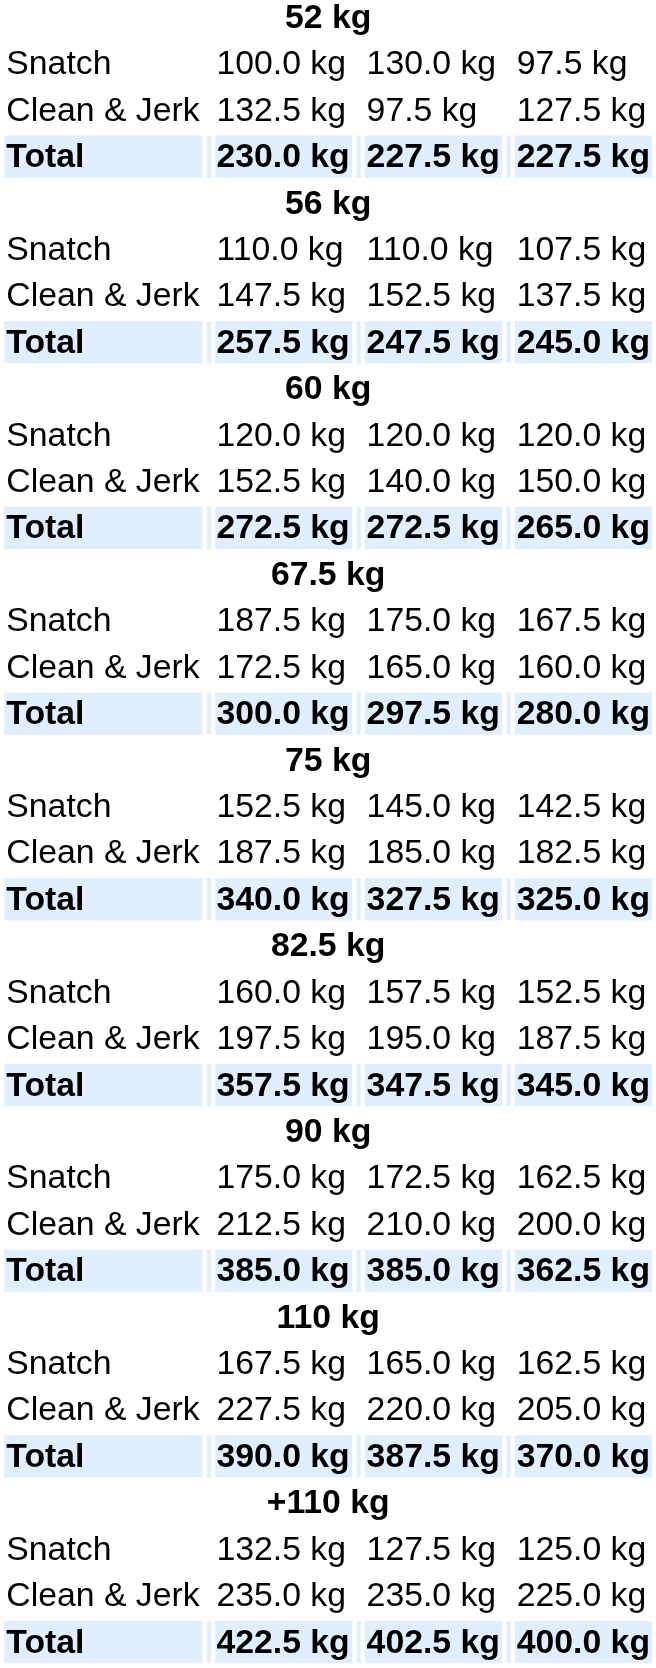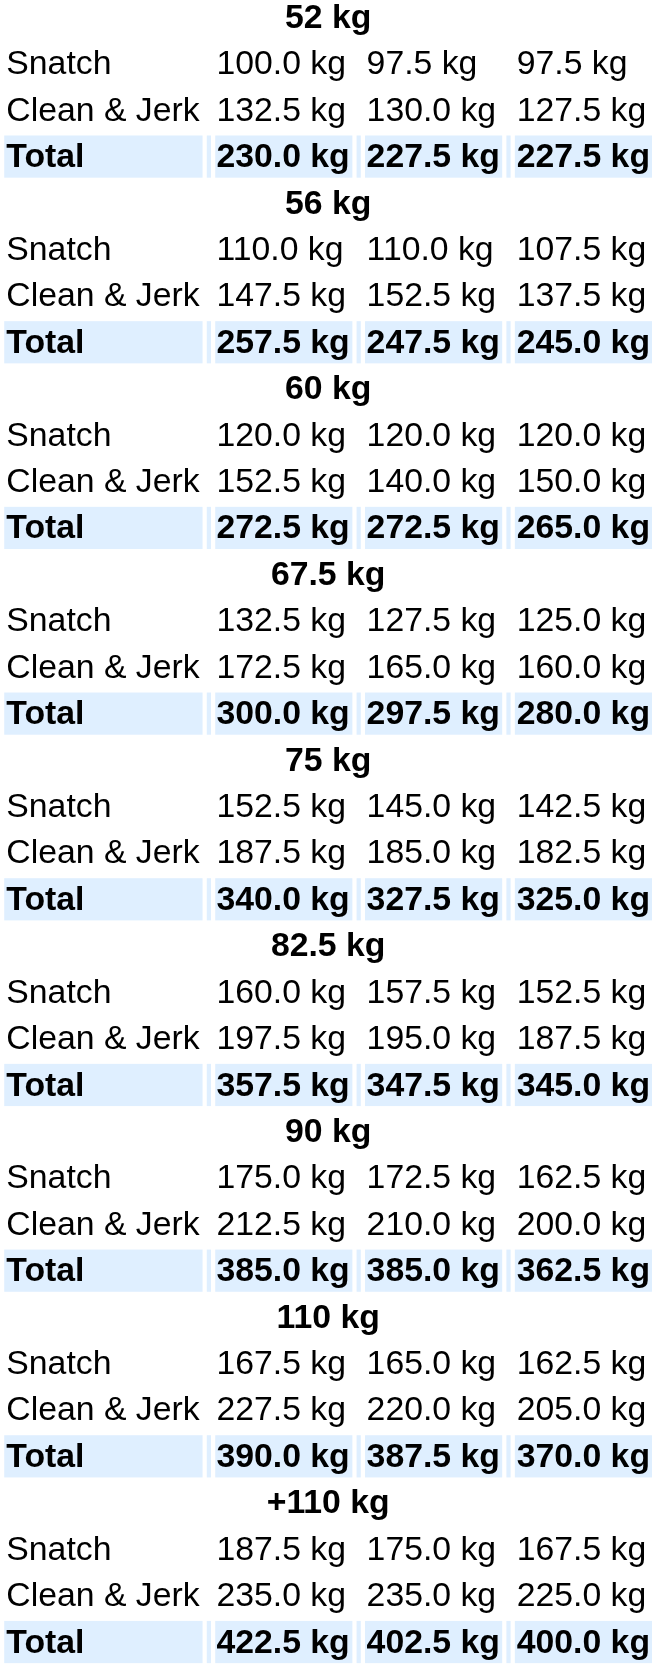(431, 63) 130.0 kg -> (422, 63) 97.5 kg
(422, 109) 97.5 kg -> (431, 109) 130.0 kg
rows swapped: (59, 1548) <-> (59, 620)
